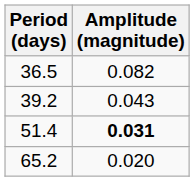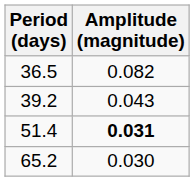(131, 160) 0.020 -> (131, 160) 0.030
